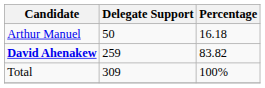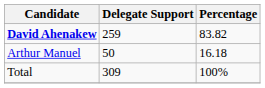rows swapped: (52, 53) <-> (44, 33)
